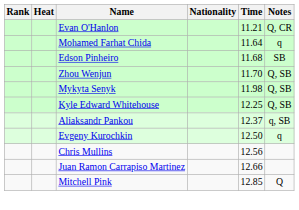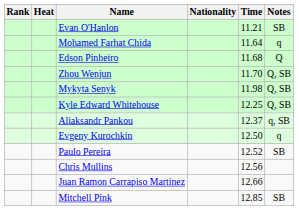(280, 27) Q, CR -> (279, 27) SB
(280, 58) SB -> (279, 58) Q
+ row: (85, 151)
(280, 182) Q -> (279, 197) SB
